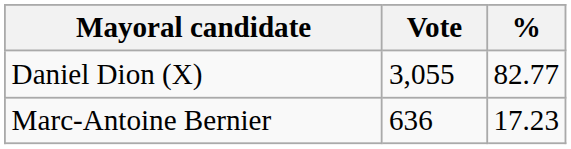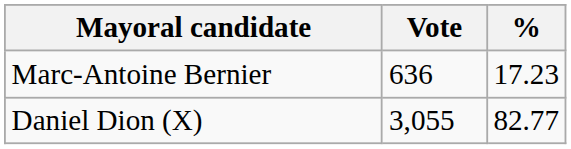rows swapped: (107, 73) <-> (141, 119)
